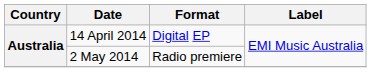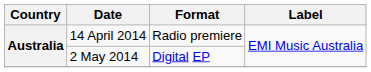(181, 35) Digital EP -> (197, 35) Radio premiere
(197, 56) Radio premiere -> (181, 56) Digital EP
